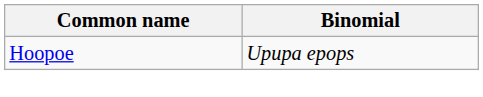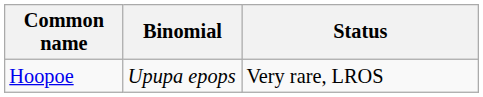+ column: (360, 32)
